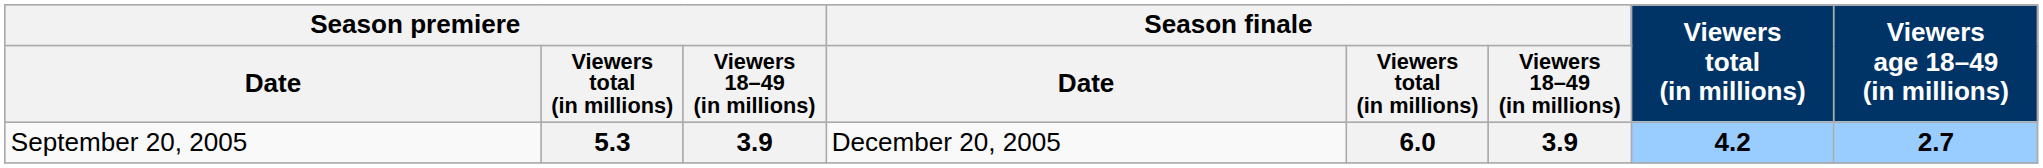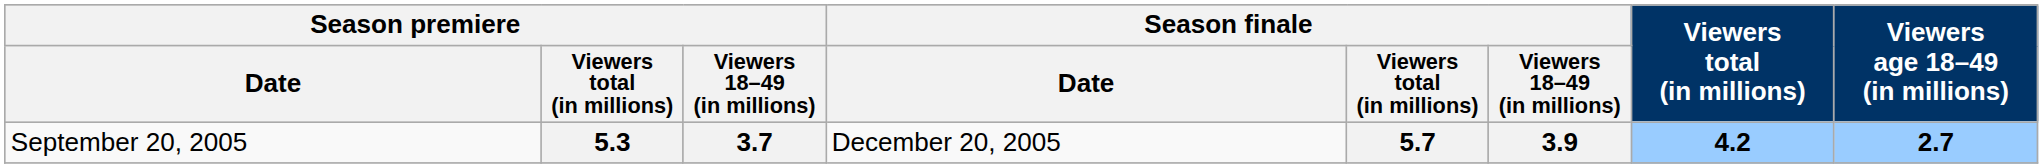(755, 142) 3.9 -> (755, 142) 3.7
(1418, 142) 6.0 -> (1418, 142) 5.7
